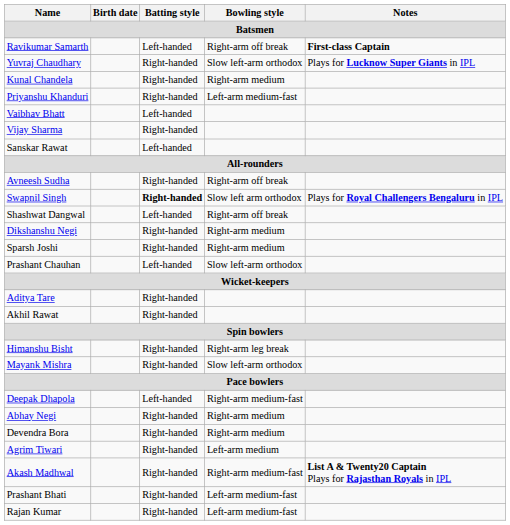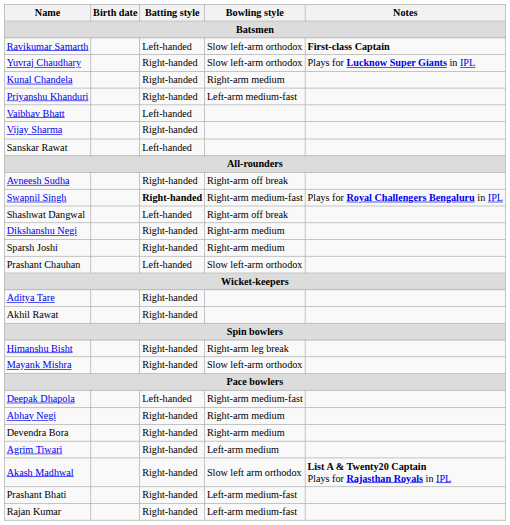(248, 46) Right-arm off break -> (255, 46) Slow left-arm orthodox
(254, 197) Slow left arm orthodox -> (255, 197) Right-arm medium-fast
(255, 472) Right-arm medium-fast -> (254, 472) Slow left arm orthodox
